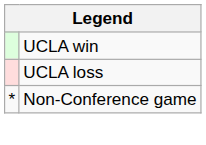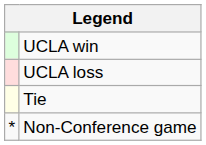+ row: (35, 100)
